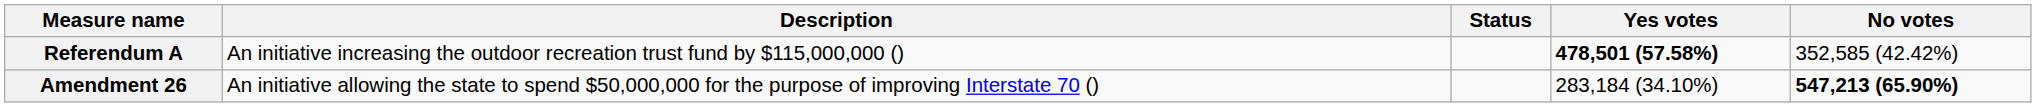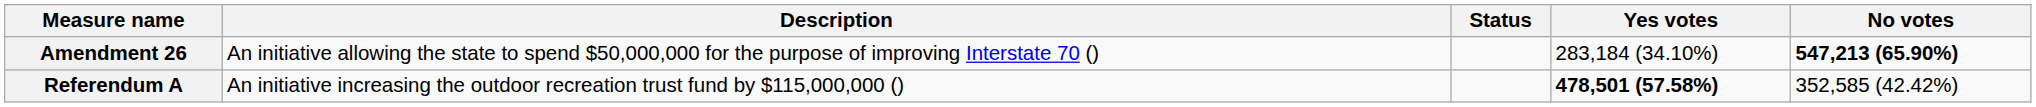rows swapped: (113, 85) <-> (113, 53)
